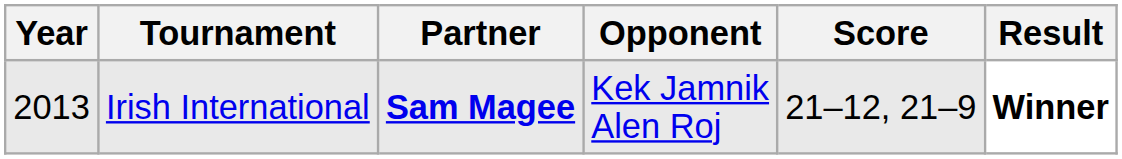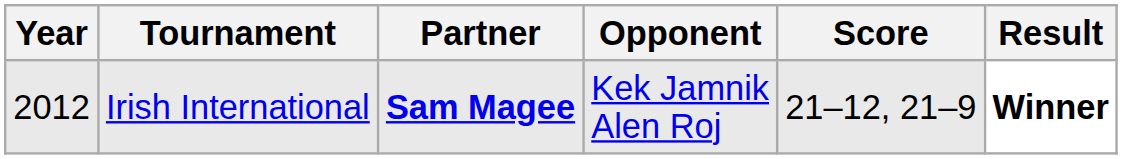(52, 106) 2013 -> (52, 106) 2012
